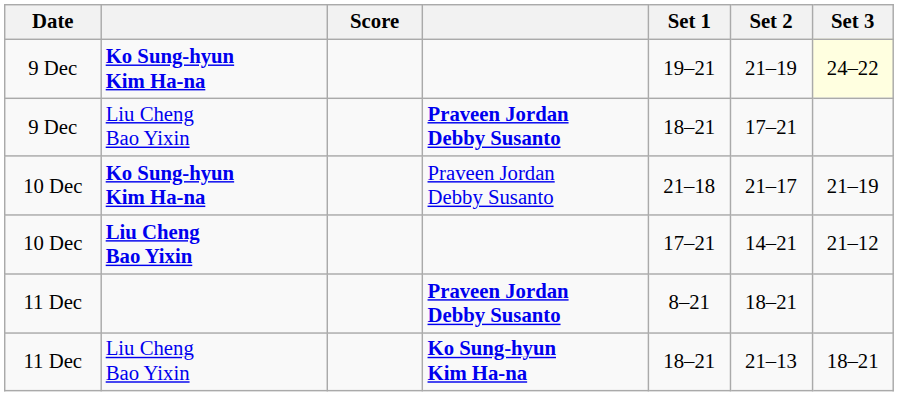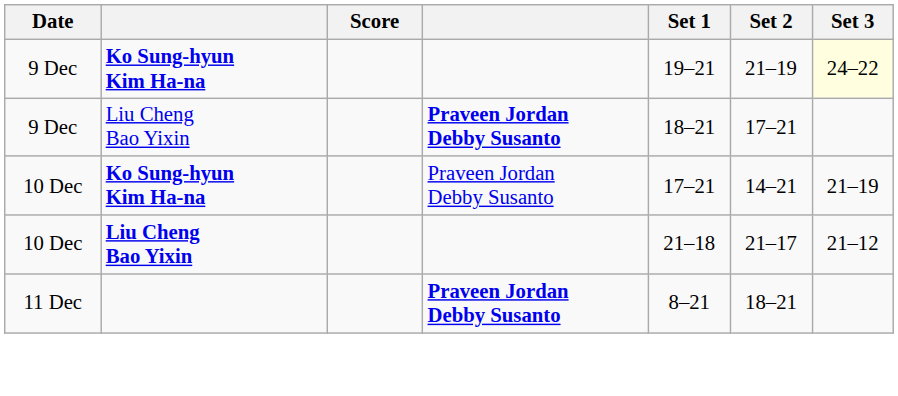(689, 185) 21–18 -> (689, 185) 17–21
(771, 185) 21–17 -> (771, 185) 14–21
(689, 244) 17–21 -> (689, 244) 21–18
(771, 244) 14–21 -> (771, 244) 21–17
- row: (53, 361)
